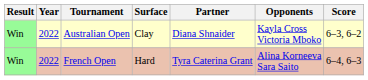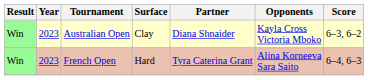(49, 34) 2022 -> (49, 34) 2023
(49, 61) 2022 -> (49, 61) 2023
